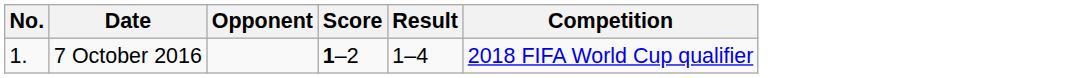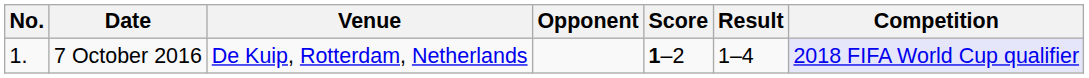+ column: (370, 21)
(611, 55) no background -> (936, 55) lavender background
